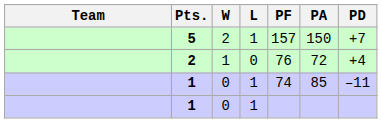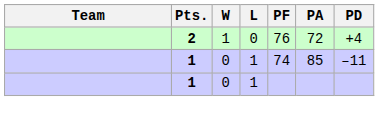- row: (192, 39)
